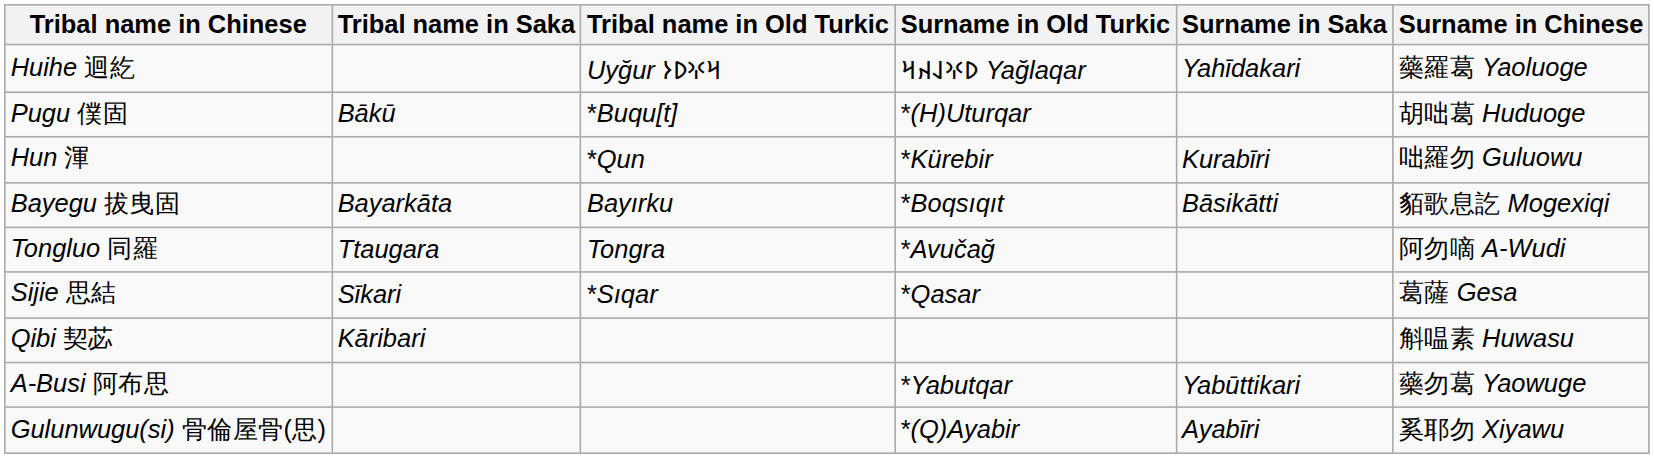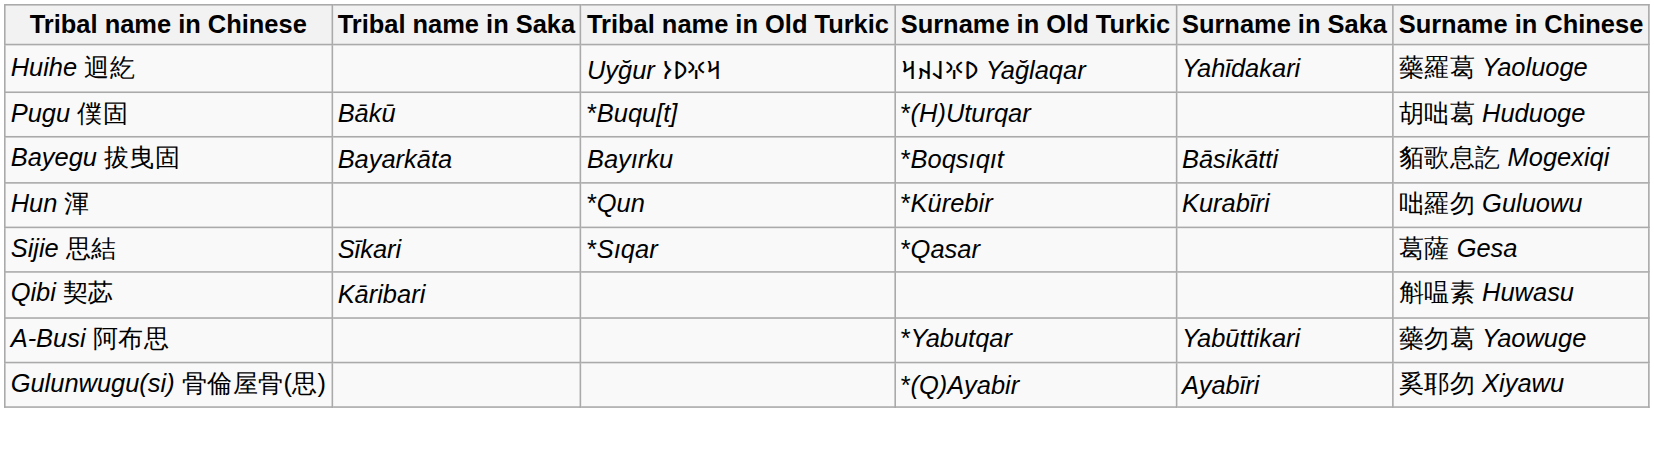rows swapped: (50, 158) <-> (95, 203)
- row: (84, 248)
